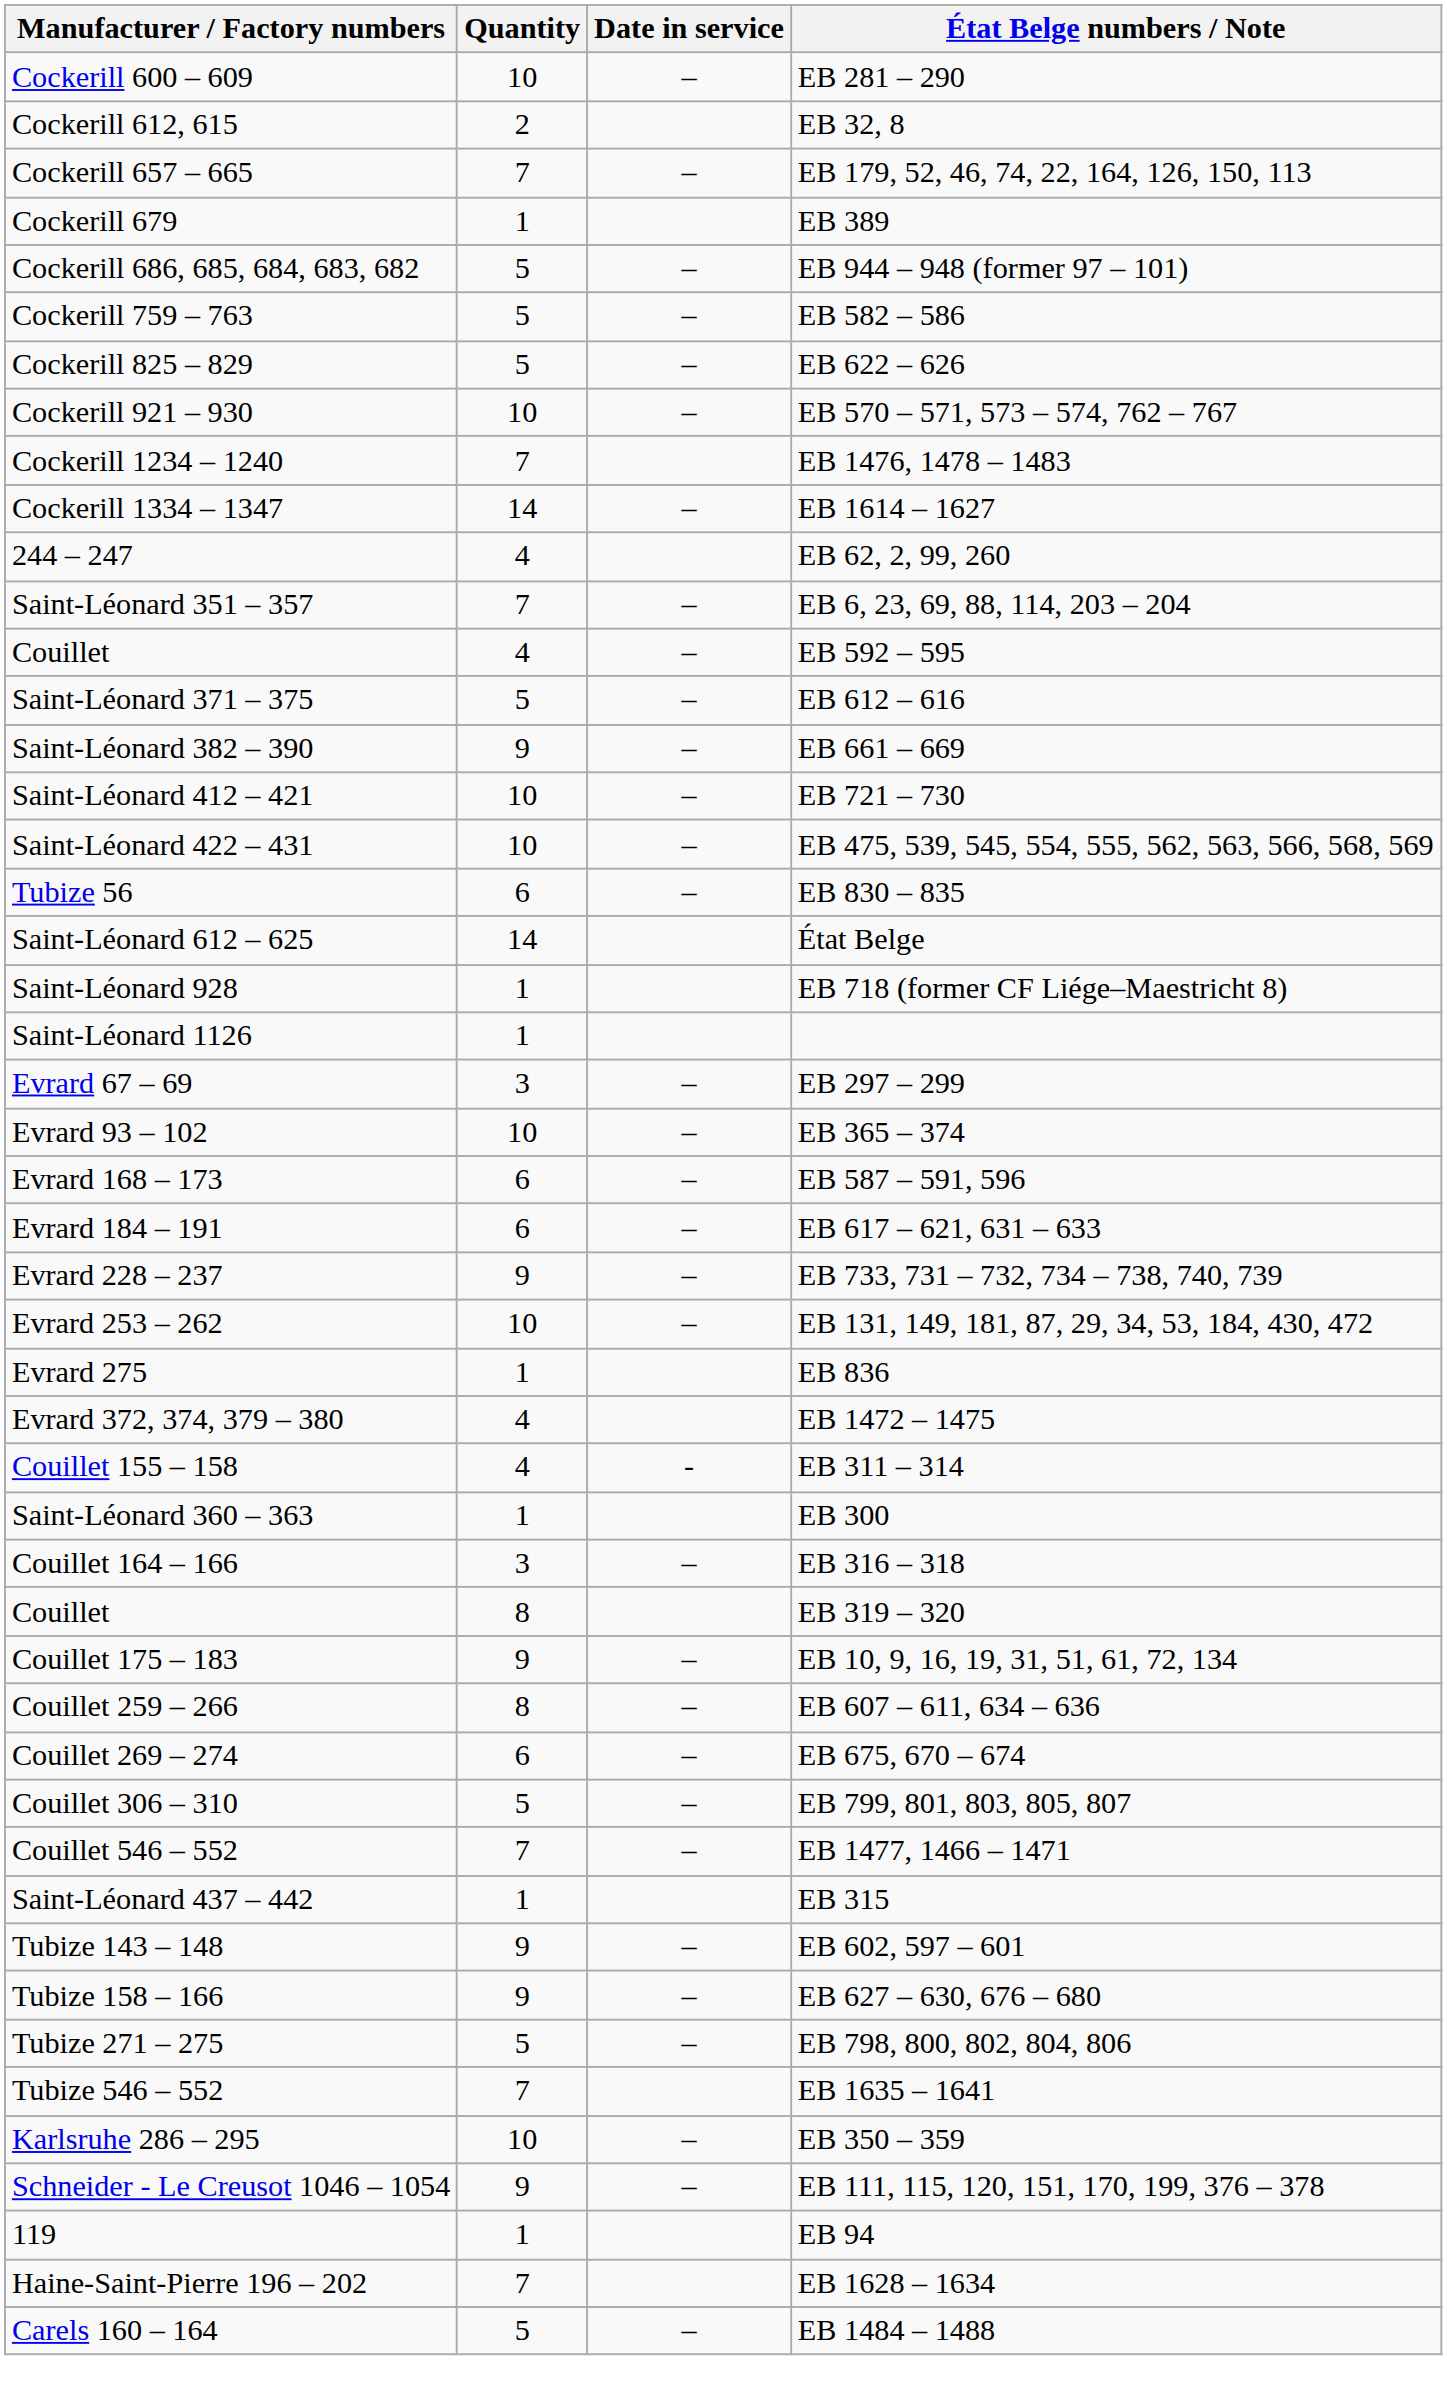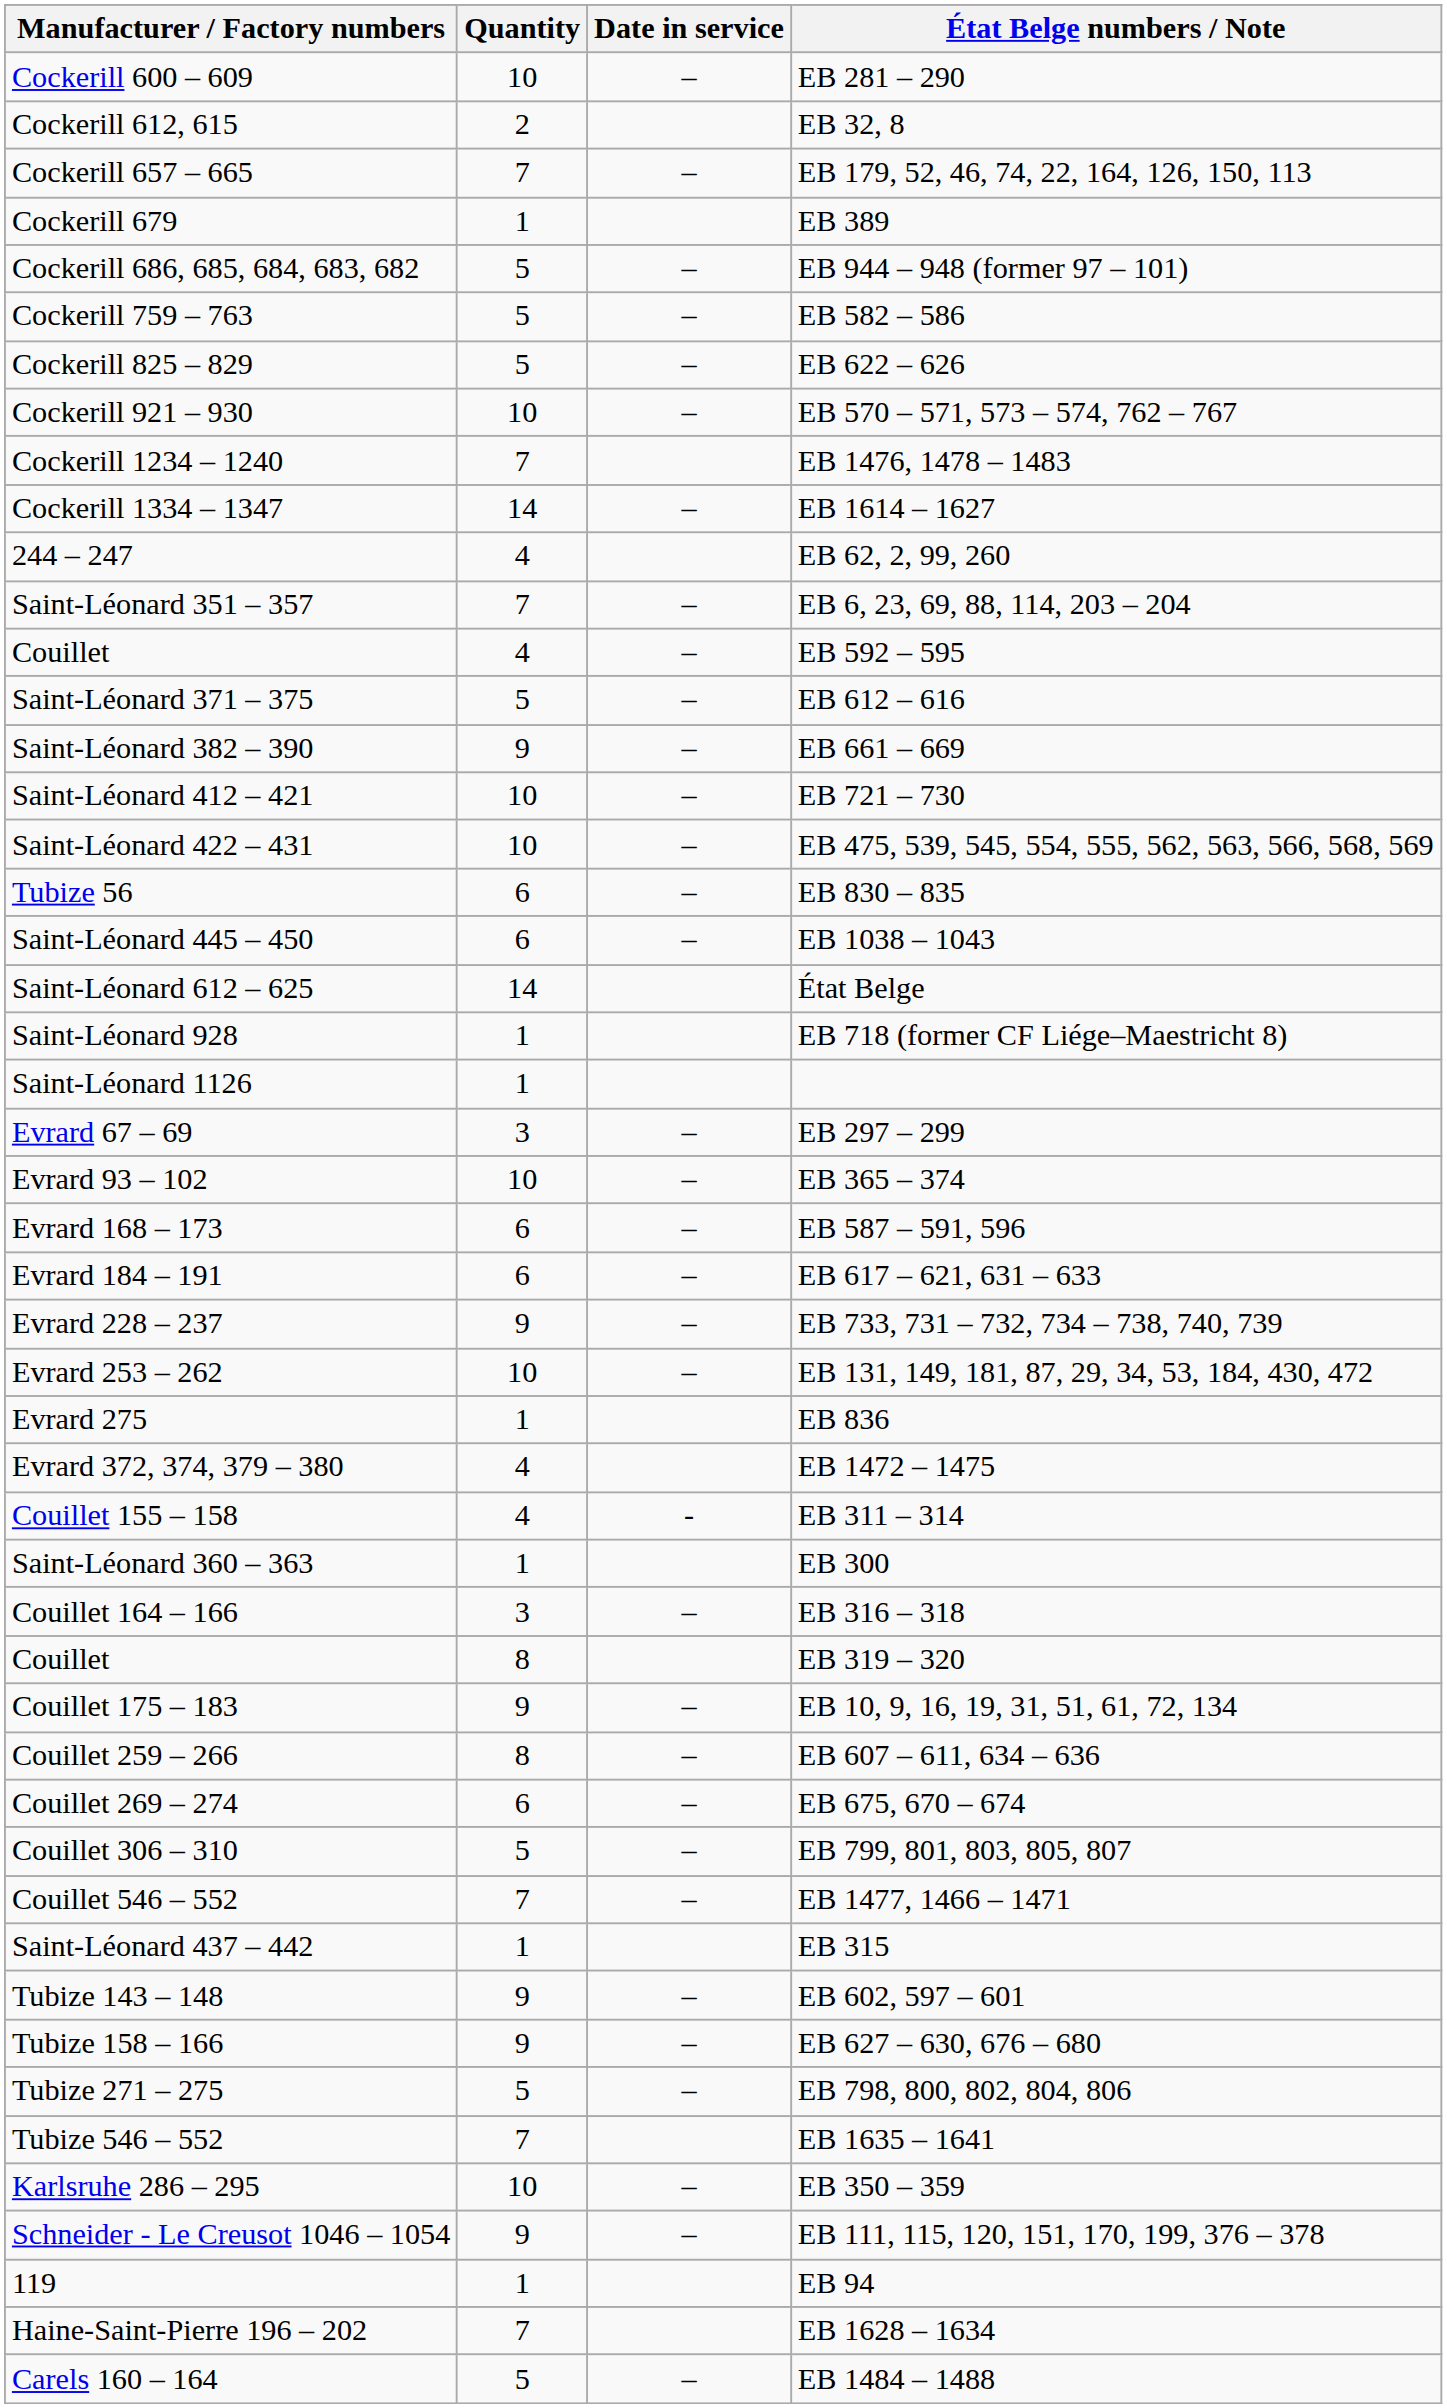+ row: (897, 939)
